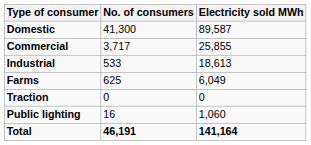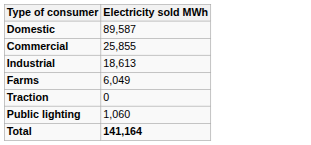- column: (149, 13)
